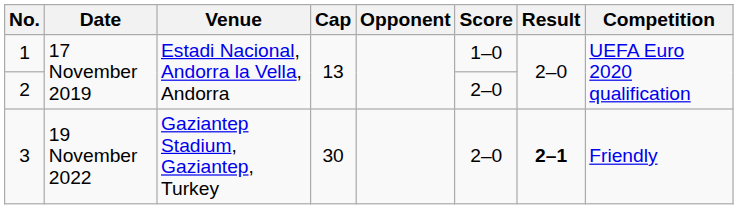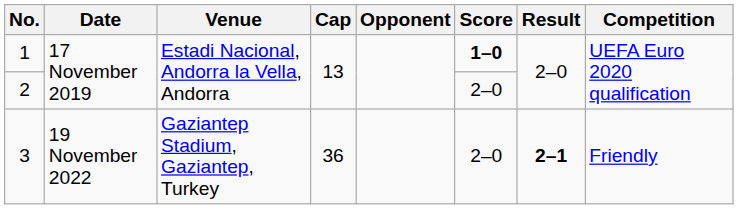(486, 53) normal -> (486, 53) bold
(333, 156) 30 -> (333, 156) 36
